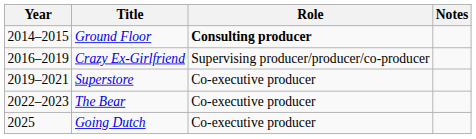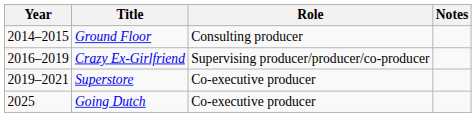(251, 36) bold -> (247, 36) normal
- row: (100, 101)
